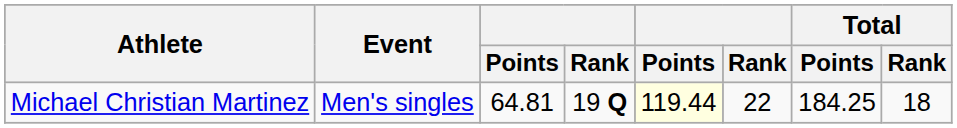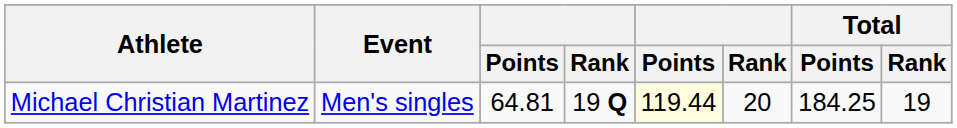(757, 103) 22 -> (757, 103) 20
(917, 103) 18 -> (917, 103) 19
